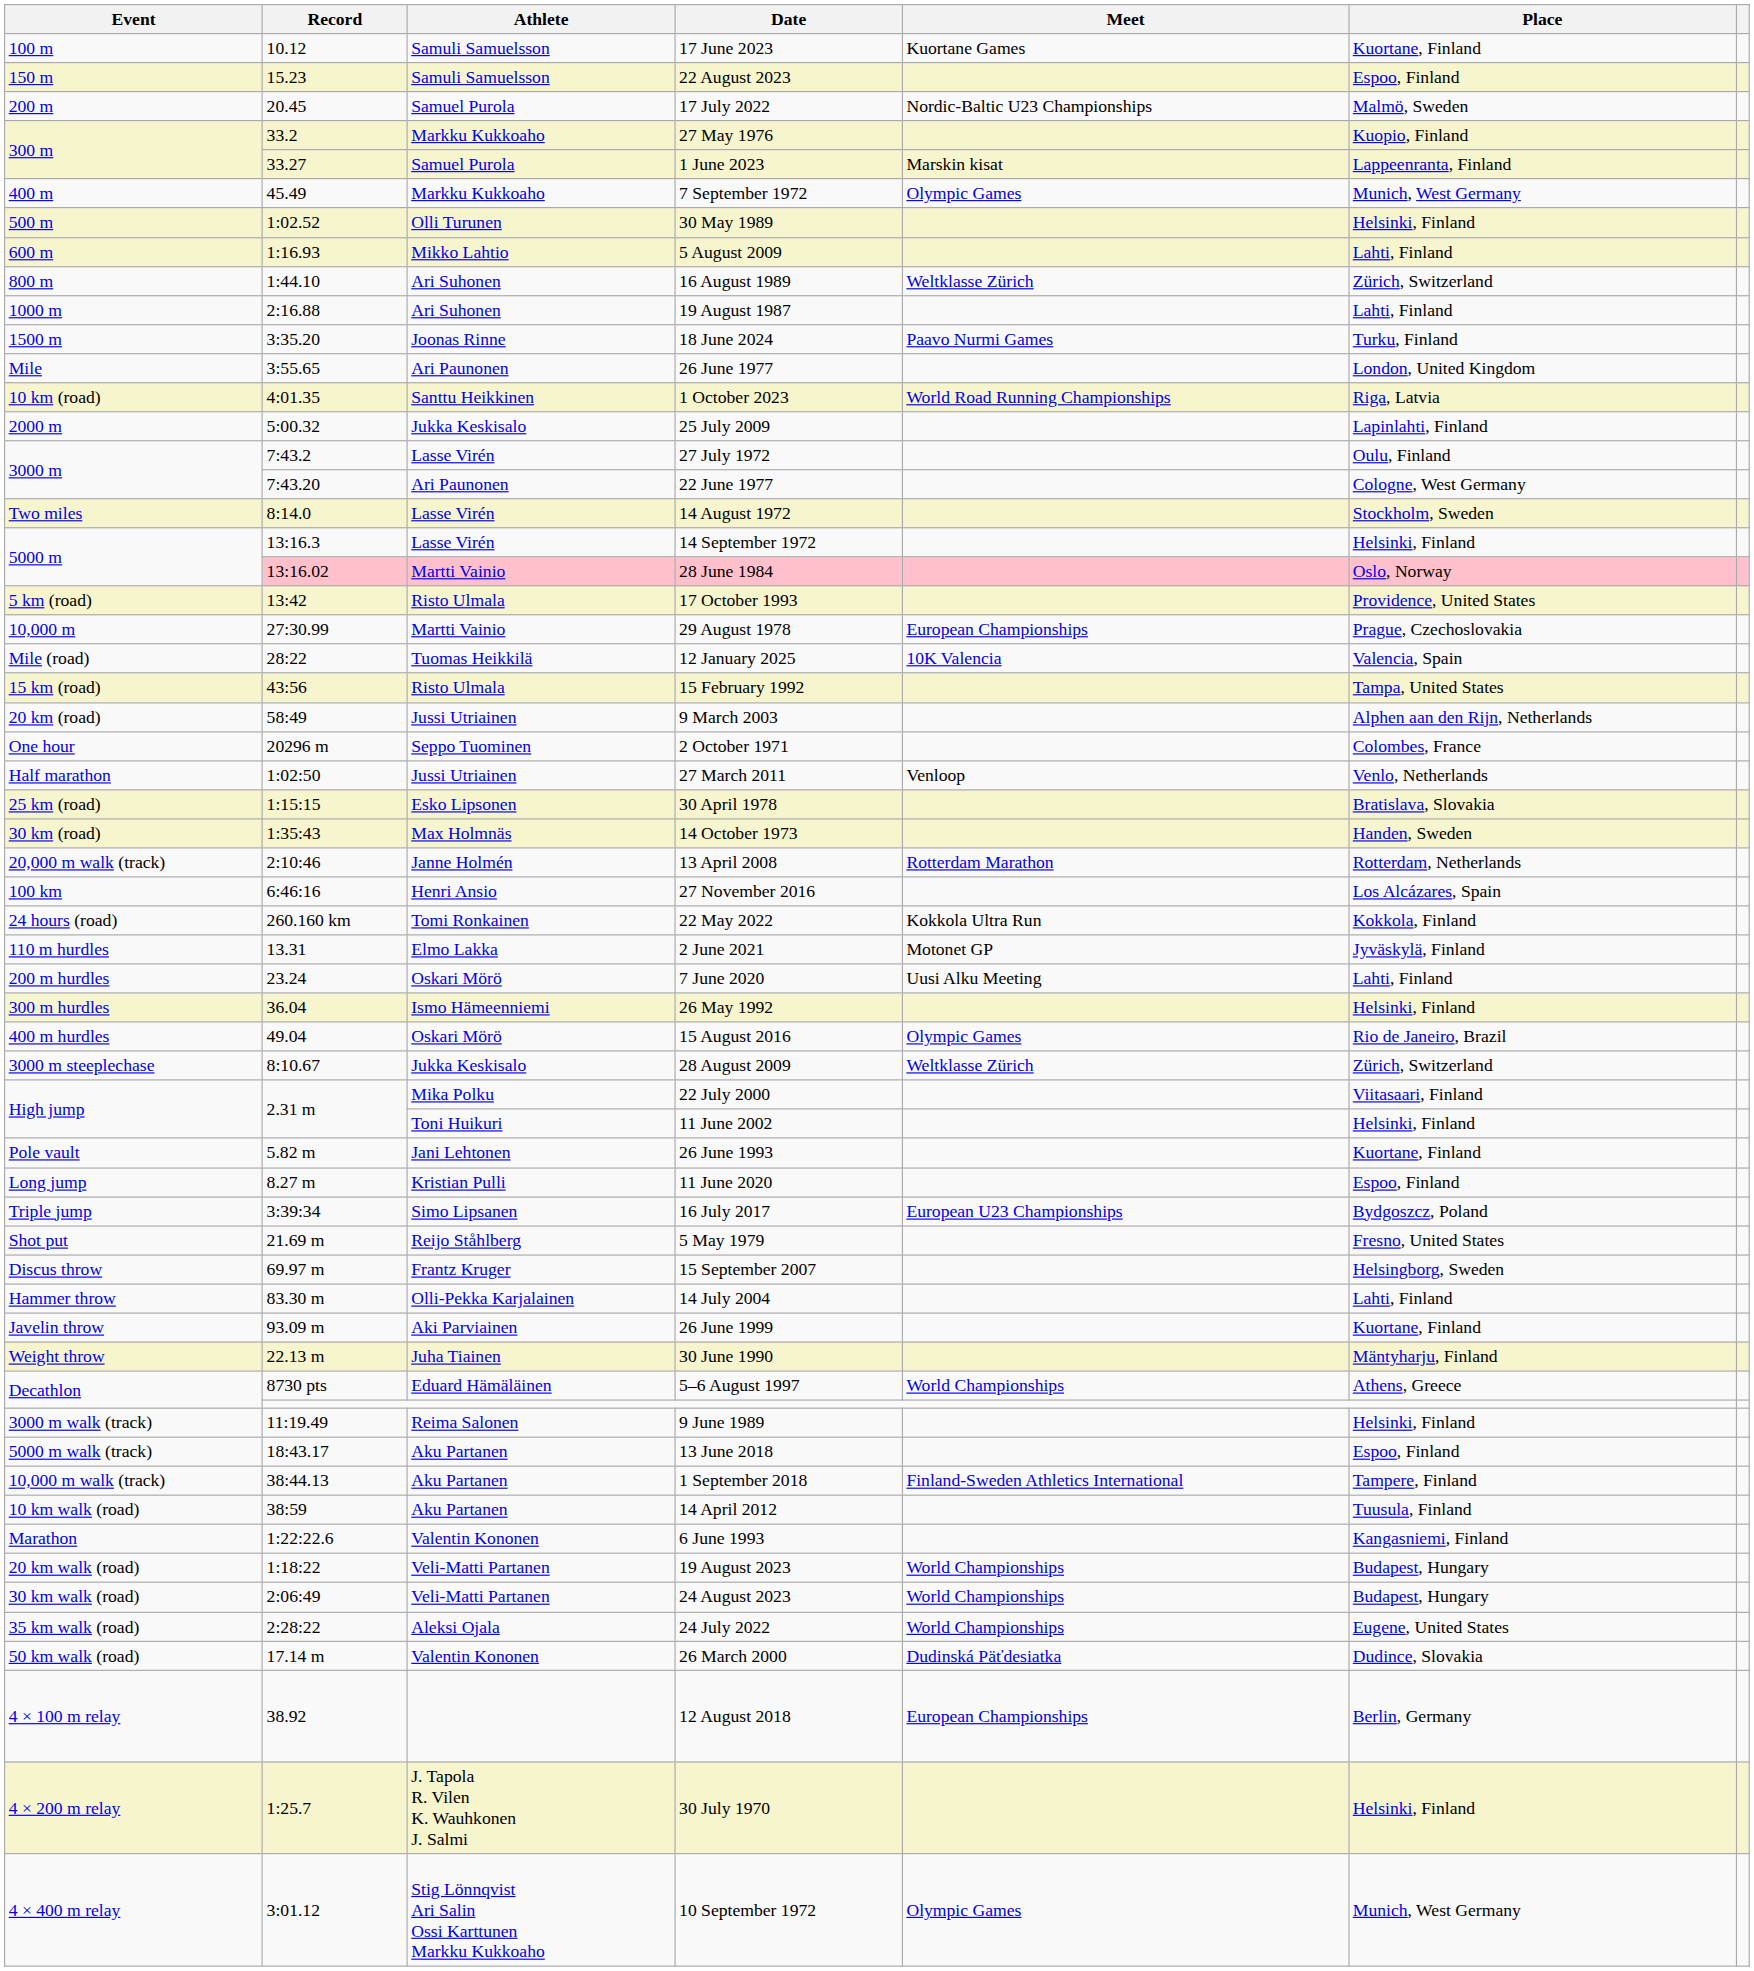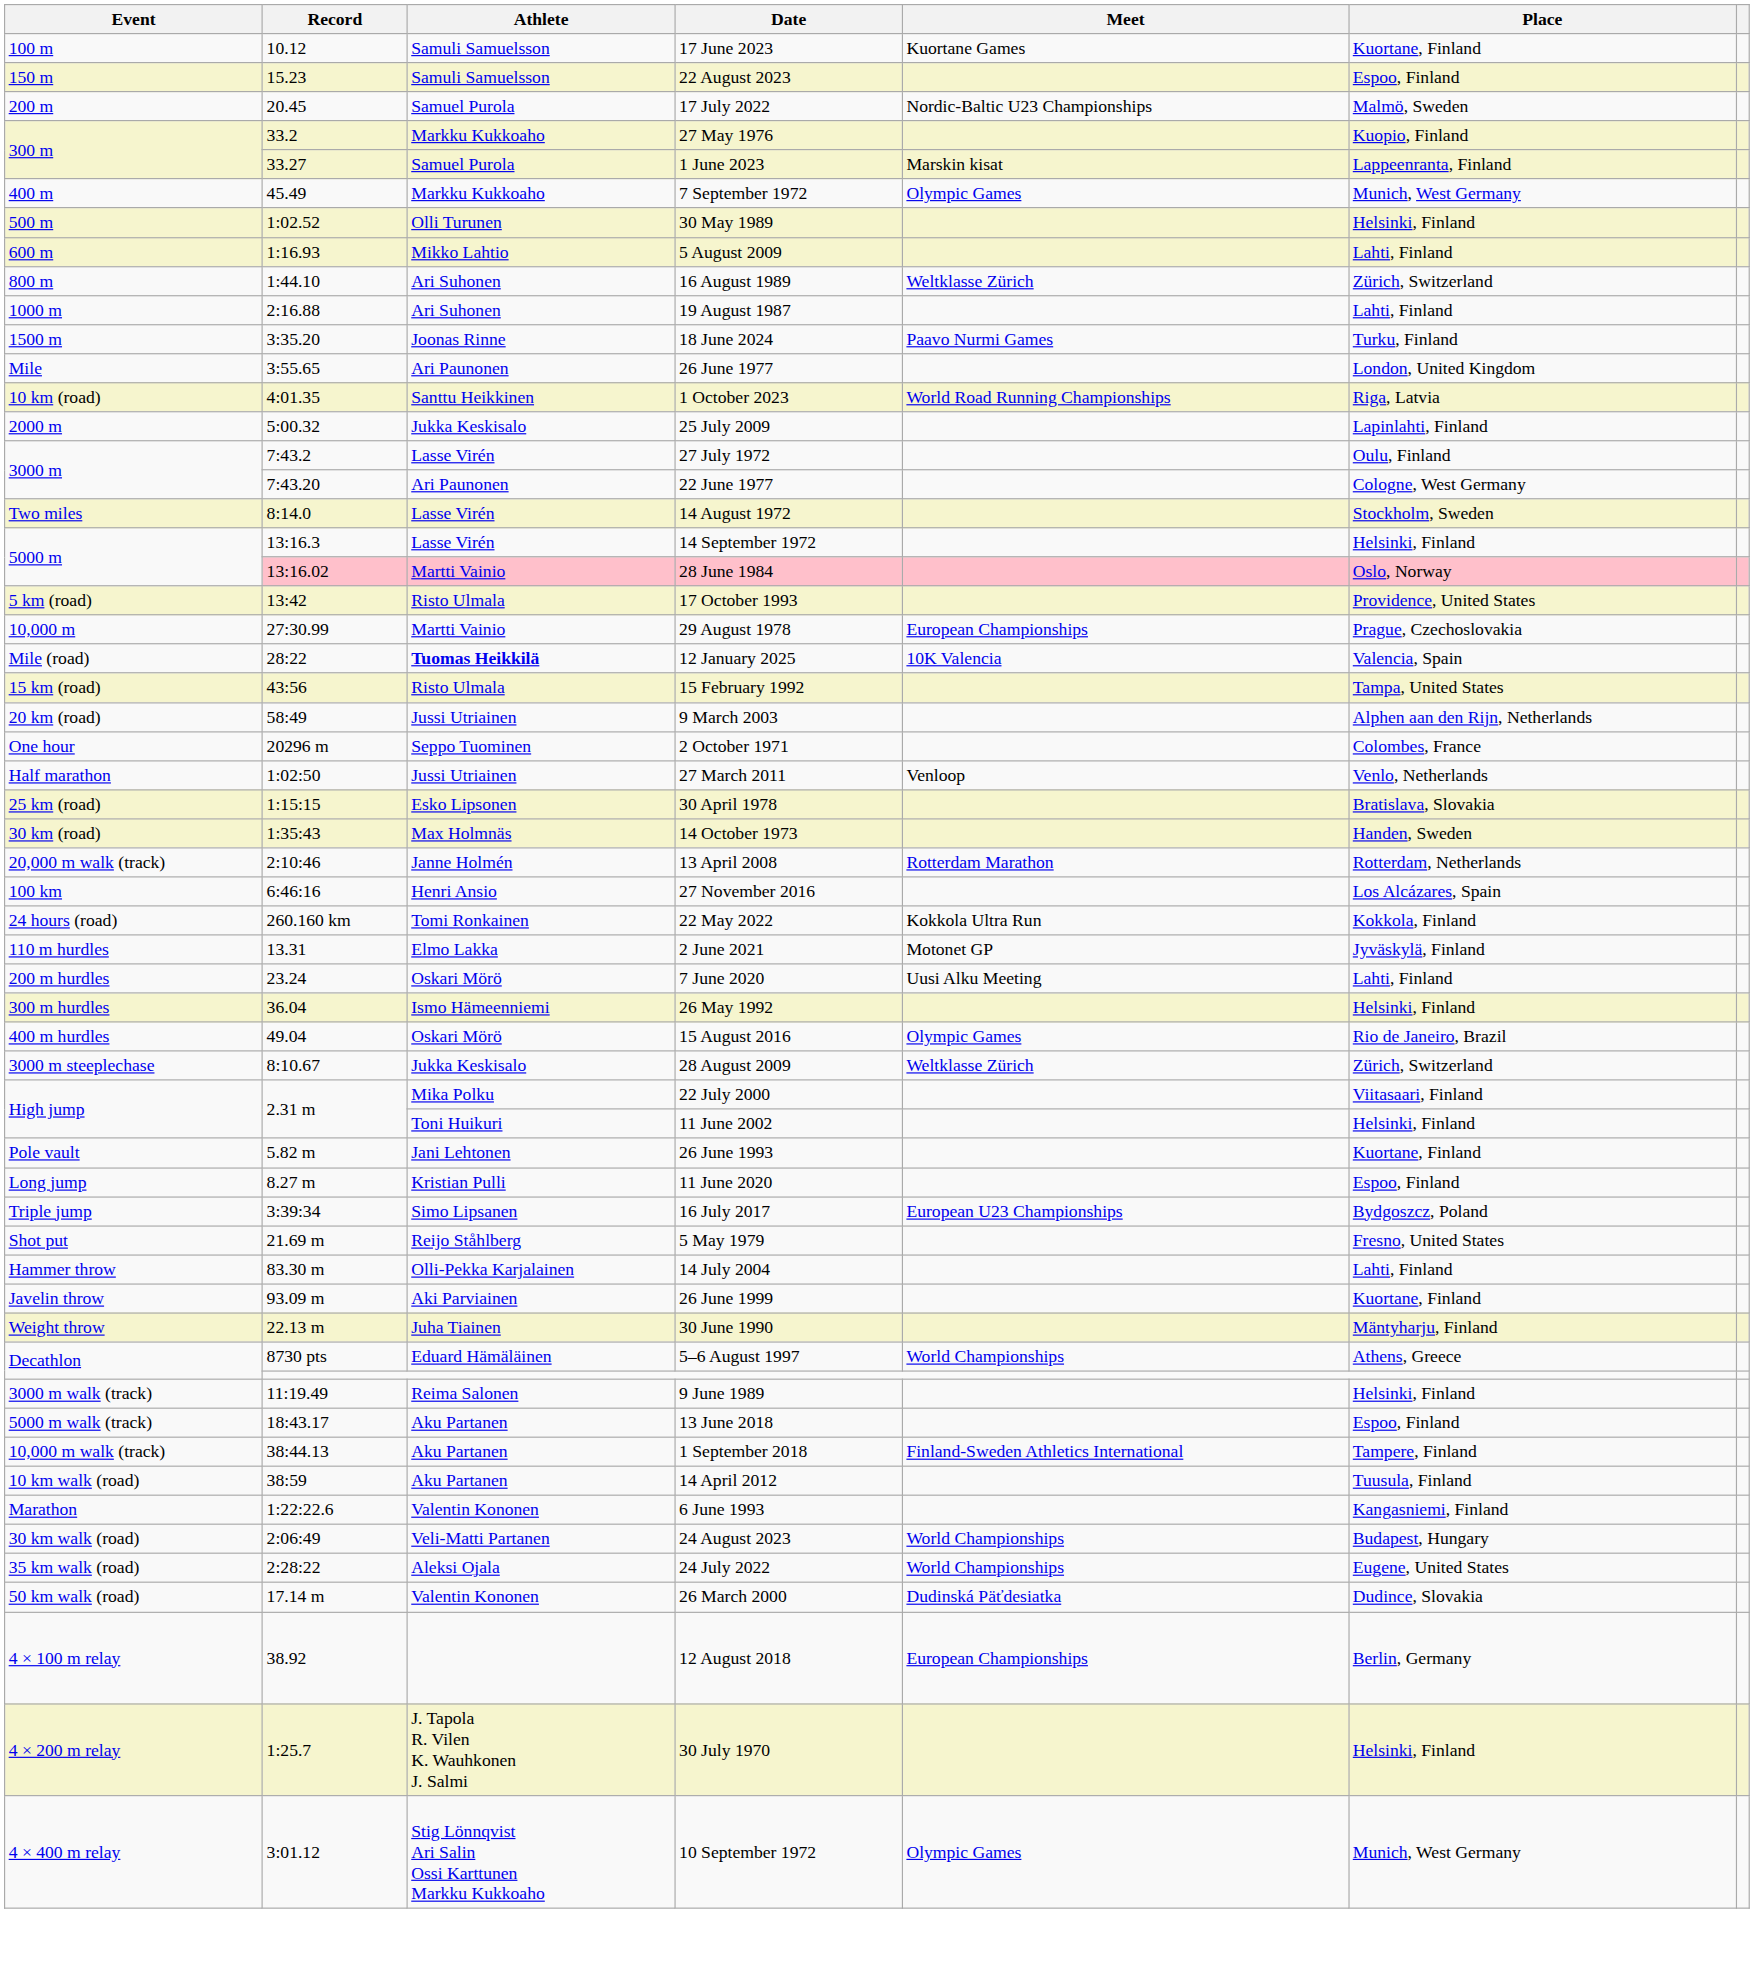(472, 658) normal -> (475, 658) bold
- row: (748, 1269)
- row: (735, 1568)
